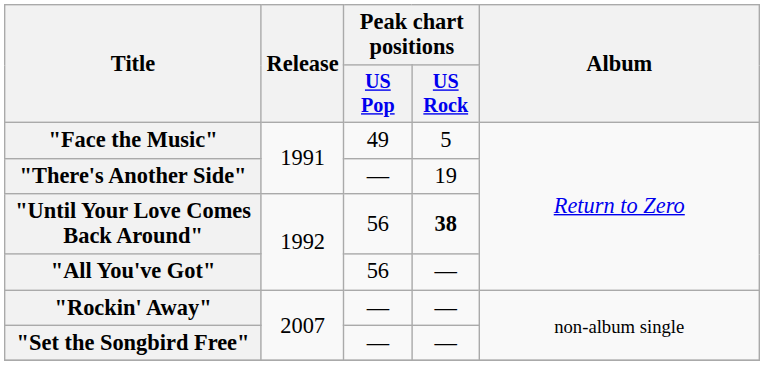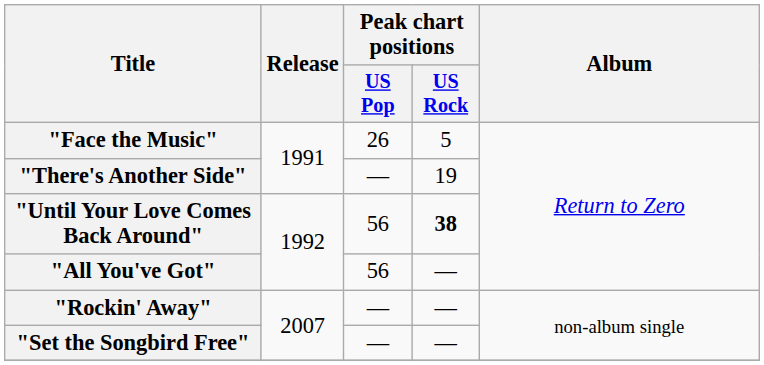(378, 140) 49 -> (378, 140) 26
